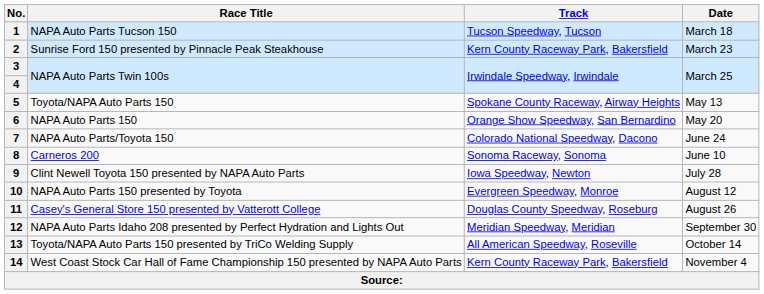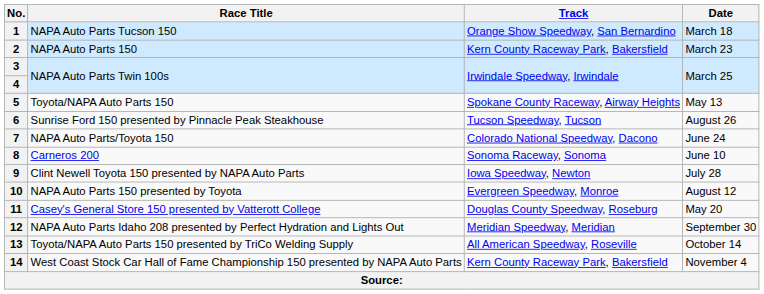(534, 31) Tucson Speedway, Tucson -> (571, 31) Orange Show Speedway, San Bernardino
(177, 48) Sunrise Ford 150 presented by Pinnacle Peak Steakhouse -> (84, 48) NAPA Auto Parts 150
(84, 120) NAPA Auto Parts 150 -> (177, 120) Sunrise Ford 150 presented by Pinnacle Peak Steakhouse
(571, 120) Orange Show Speedway, San Bernardino -> (534, 120) Tucson Speedway, Tucson
(704, 120) May 20 -> (711, 120) August 26
(711, 209) August 26 -> (704, 209) May 20
